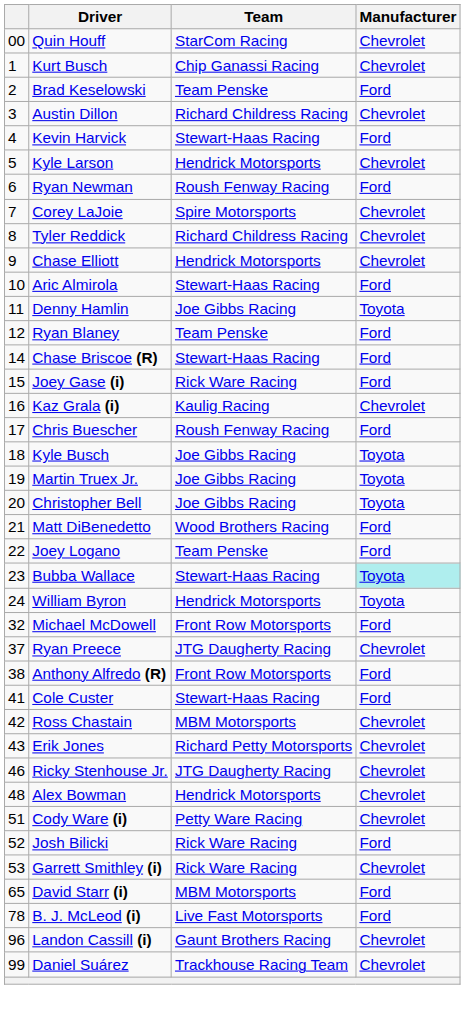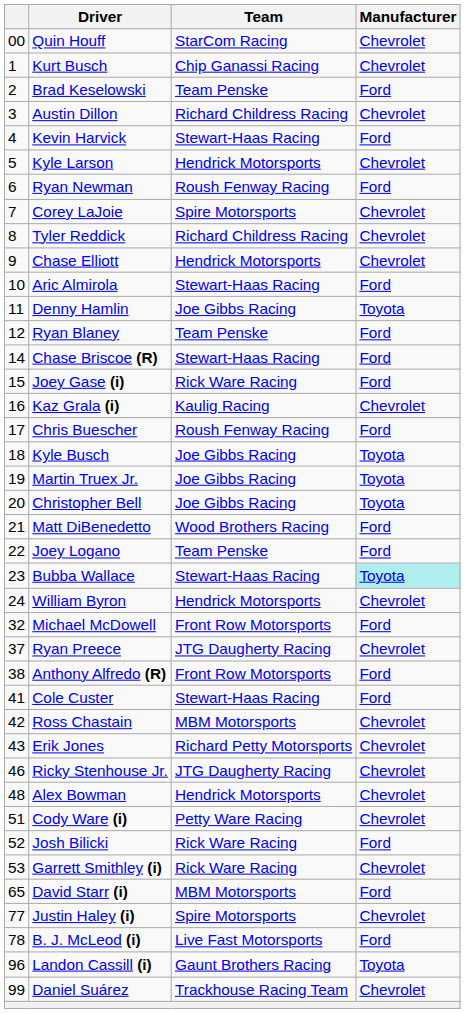(382, 600) Toyota -> (392, 600) Chevrolet
+ row: (83, 916)
(392, 940) Chevrolet -> (382, 965) Toyota
